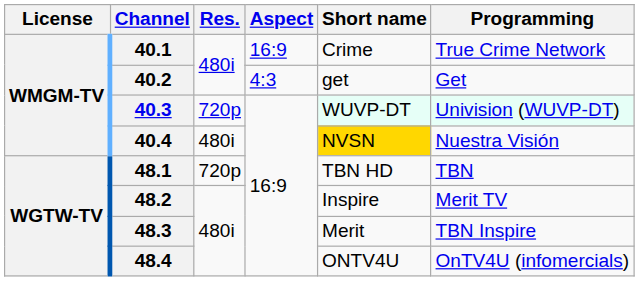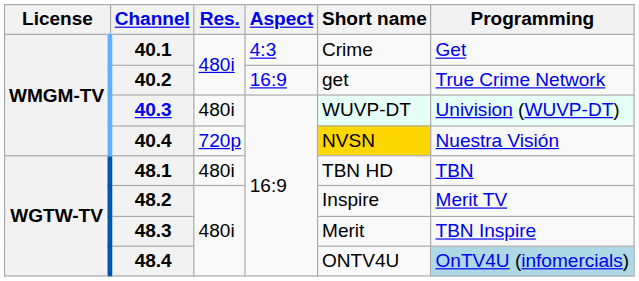(268, 49) 16:9 -> (263, 49) 4:3
(520, 49) True Crime Network -> (451, 49) Get
(263, 79) 4:3 -> (268, 79) 16:9
(451, 79) Get -> (520, 79) True Crime Network
(220, 110) 720p -> (217, 110) 480i
(217, 140) 480i -> (220, 140) 720p
(220, 170) 720p -> (217, 170) 480i
(532, 261) no background -> (532, 261) lightblue background
